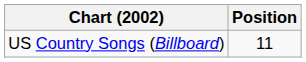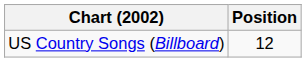(265, 43) 11 -> (265, 43) 12
